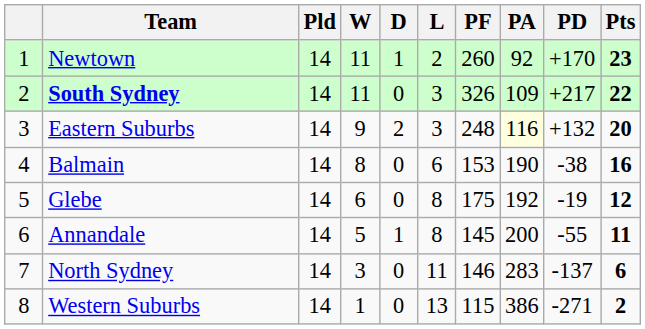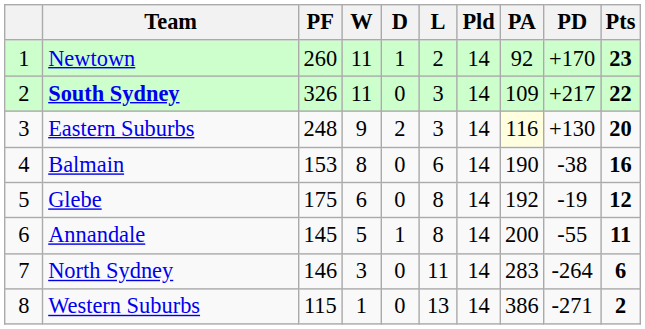columns swapped: (320, 22) <-> (478, 22)
(572, 128) +132 -> (572, 128) +130
(572, 270) -137 -> (572, 270) -264
